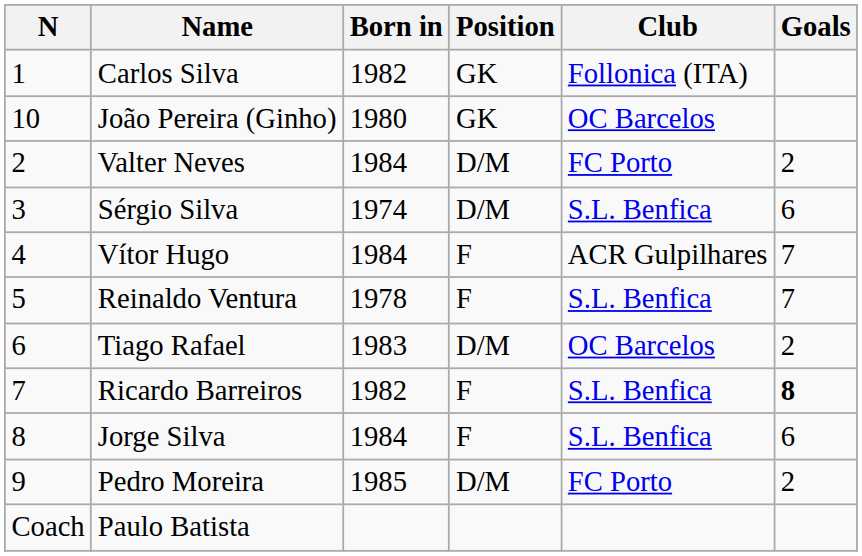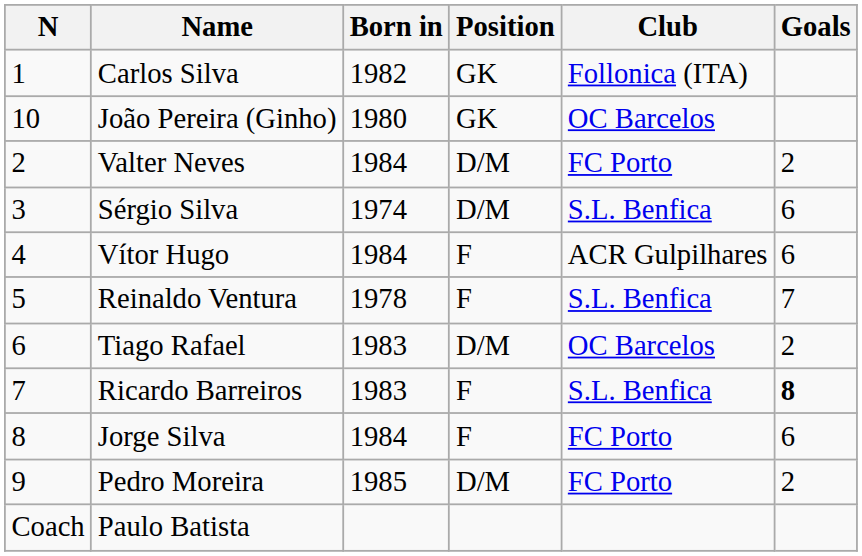(788, 254) 7 -> (788, 254) 6
(378, 390) 1982 -> (378, 390) 1983
(640, 436) S.L. Benfica -> (620, 436) FC Porto
